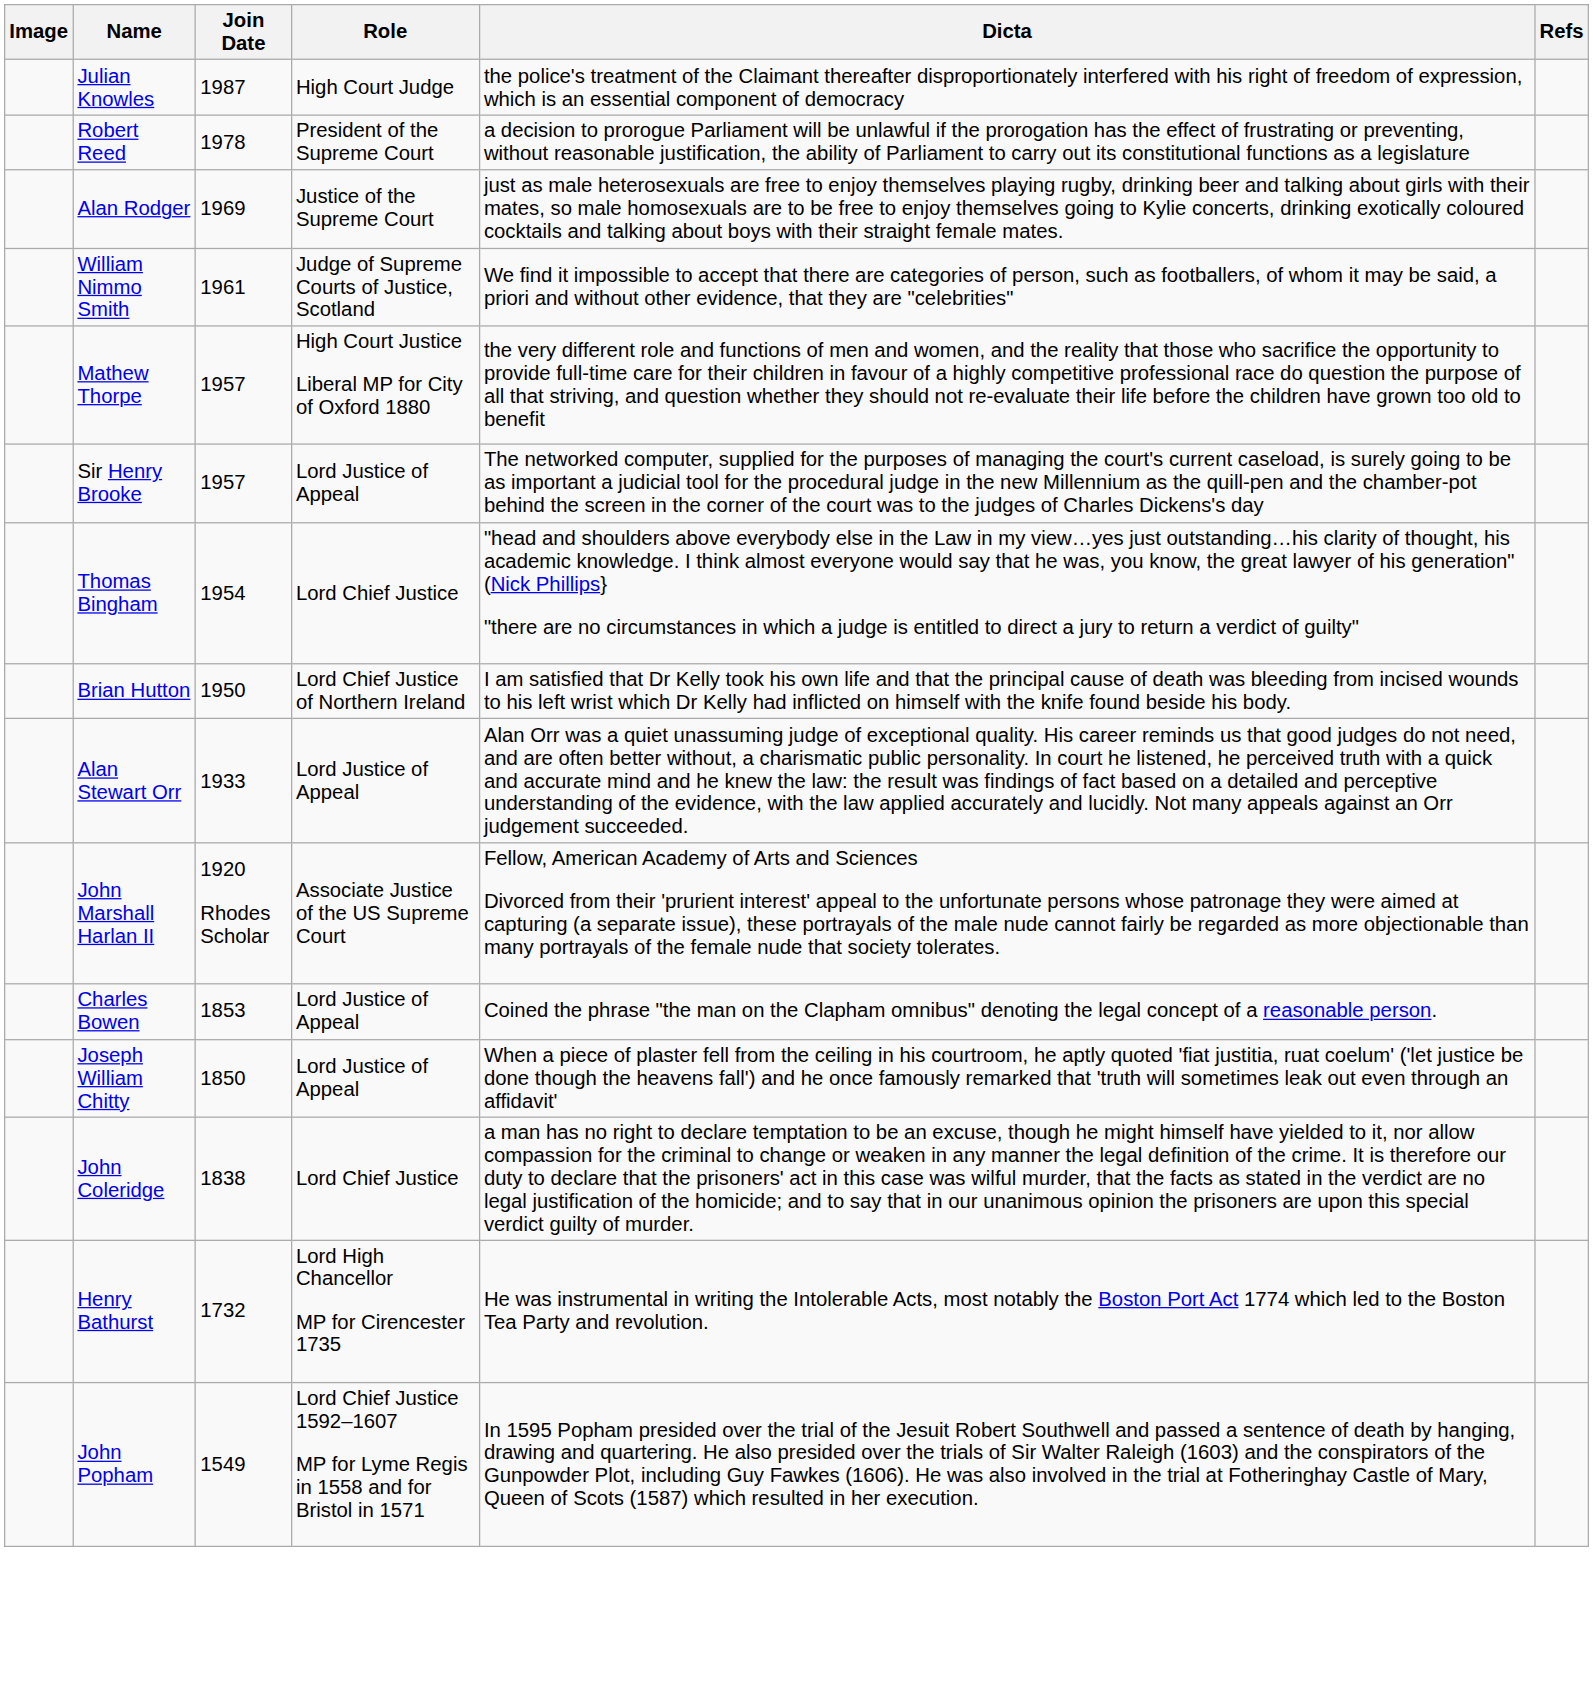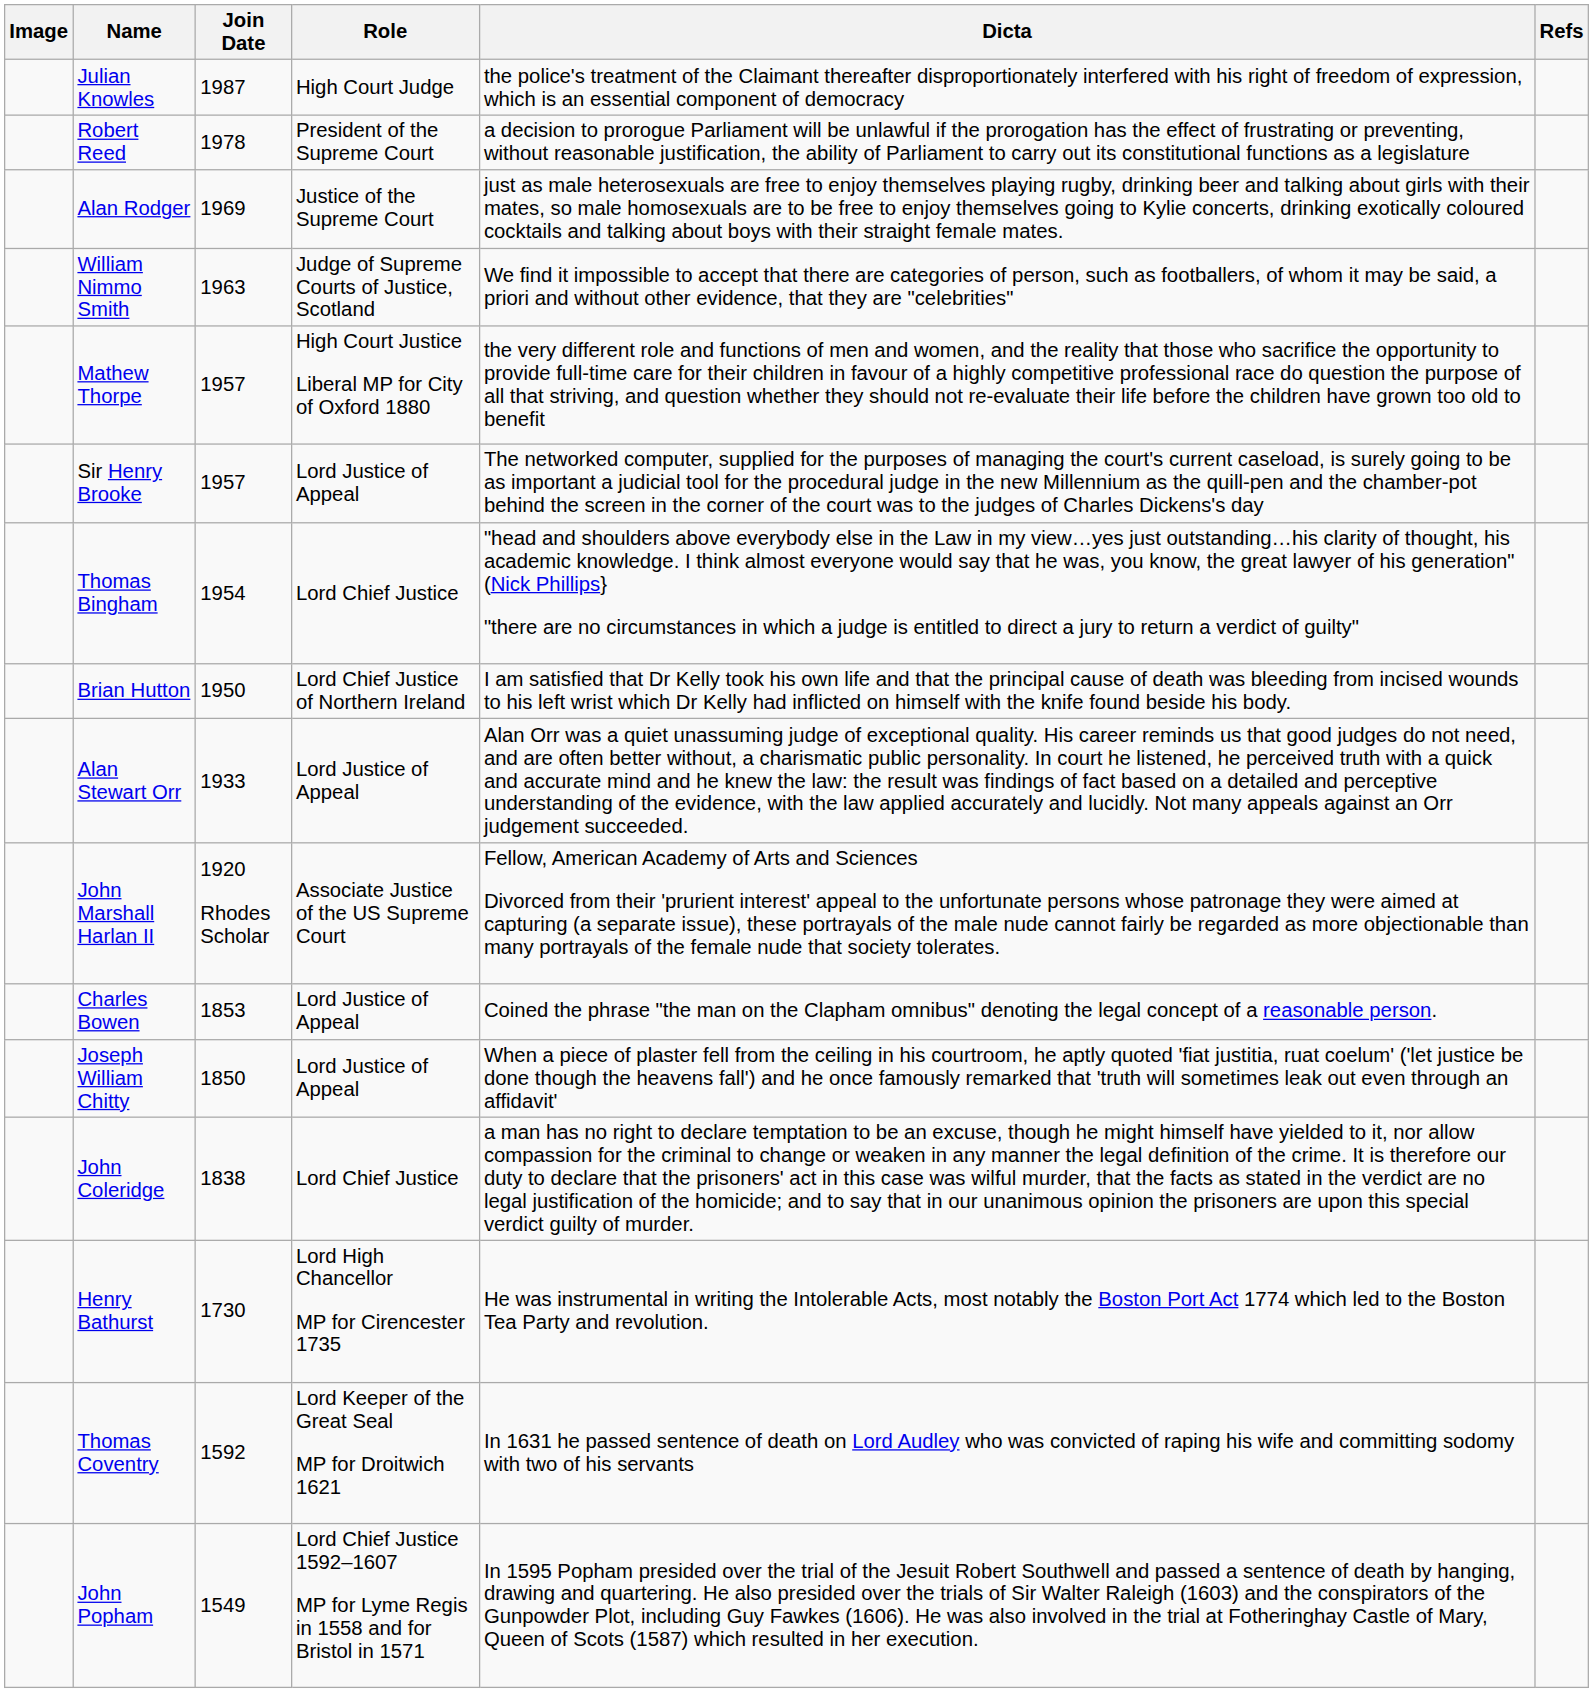(223, 286) 1961 -> (223, 286) 1963
(223, 1311) 1732 -> (223, 1311) 1730
+ row: (118, 1452)
